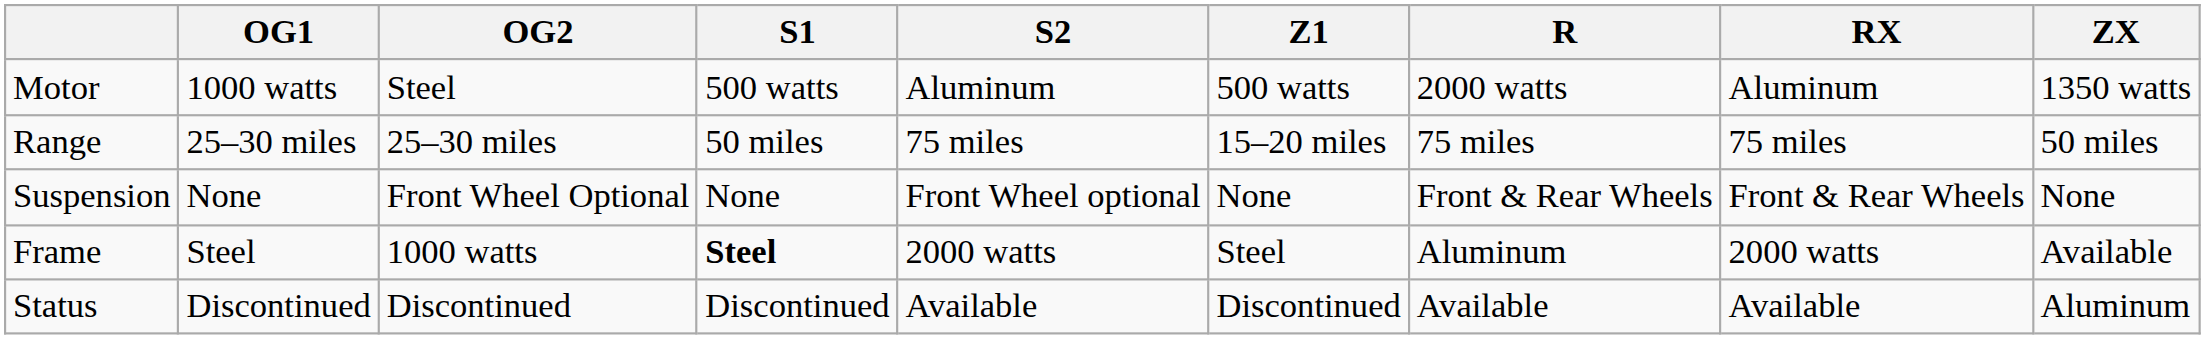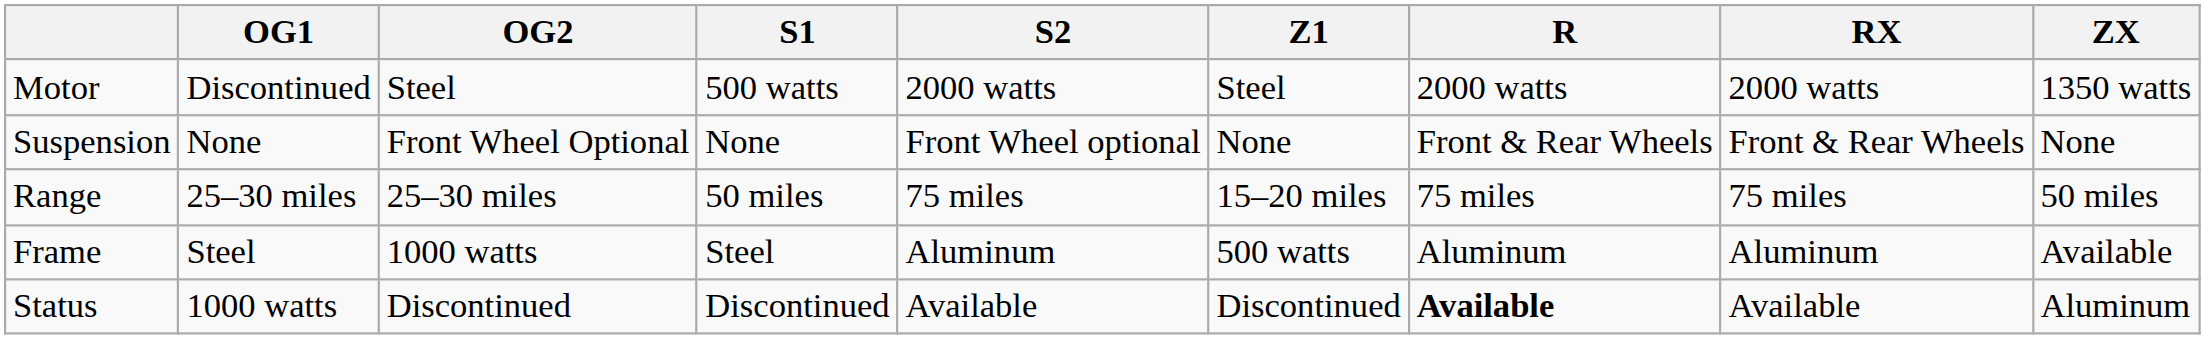(262, 86) 1000 watts -> (279, 86) Discontinued
(980, 86) Aluminum -> (981, 86) 2000 watts
(1283, 86) 500 watts -> (1251, 86) Steel
(1803, 86) Aluminum -> (1804, 86) 2000 watts
rows swapped: (92, 196) <-> (57, 141)
(741, 251) bold -> (740, 251) normal
(981, 251) 2000 watts -> (980, 251) Aluminum
(1251, 251) Steel -> (1283, 251) 500 watts
(1804, 251) 2000 watts -> (1803, 251) Aluminum
(279, 305) Discontinued -> (262, 305) 1000 watts
(1483, 305) normal -> (1486, 305) bold
